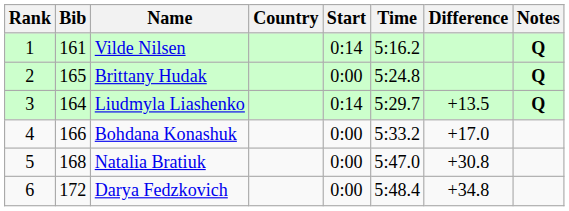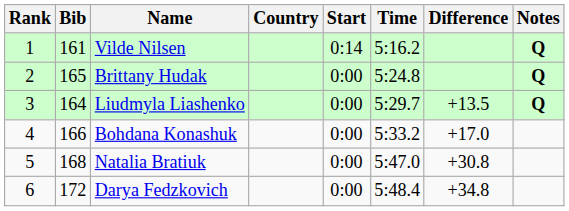(346, 104) 0:14 -> (346, 104) 0:00
